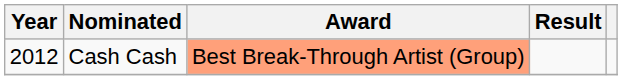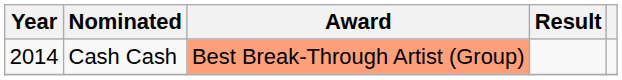(34, 56) 2012 -> (34, 56) 2014
